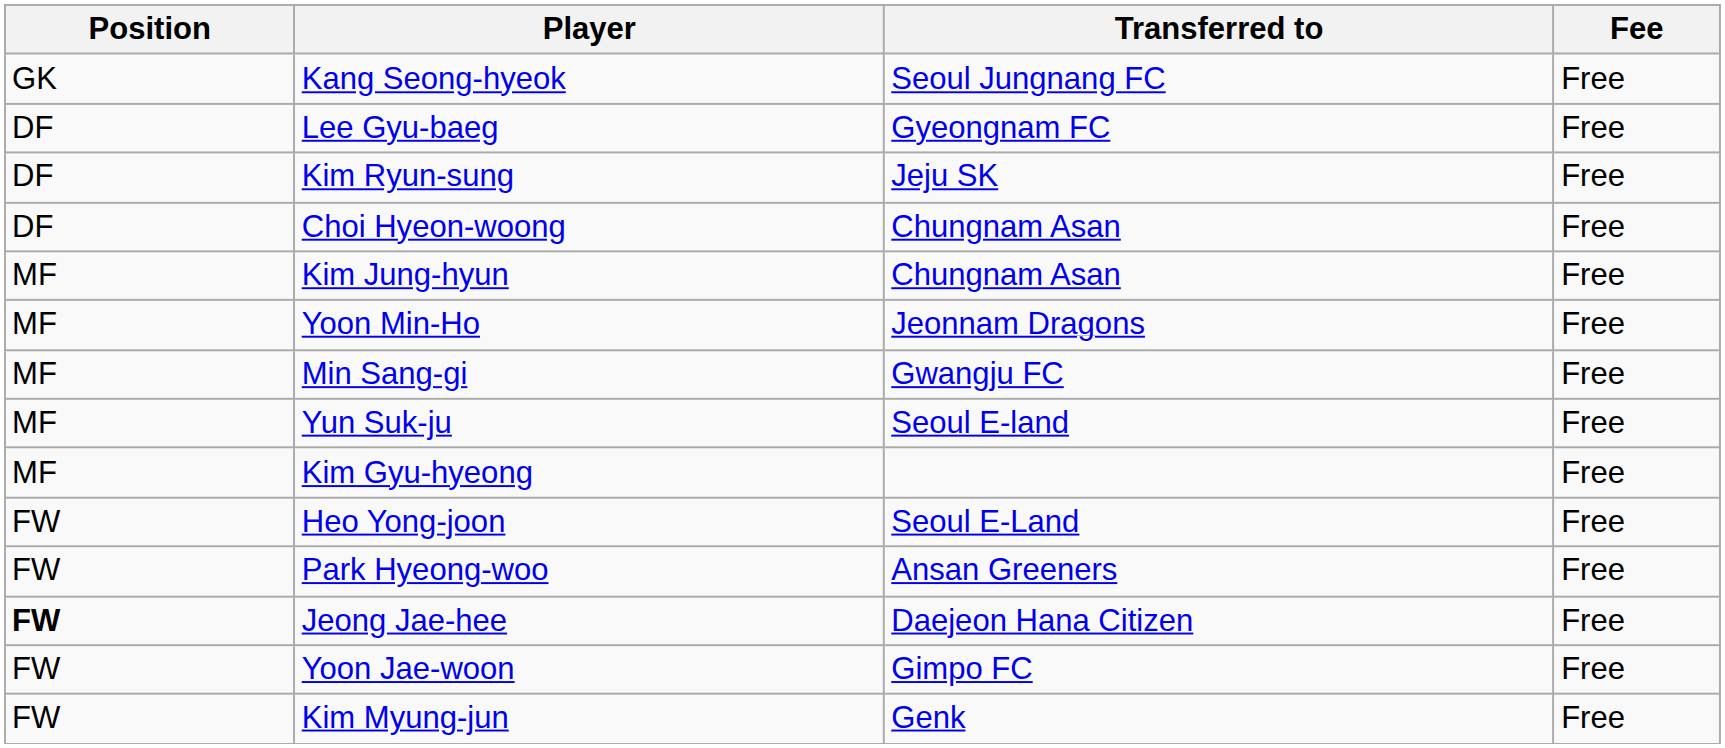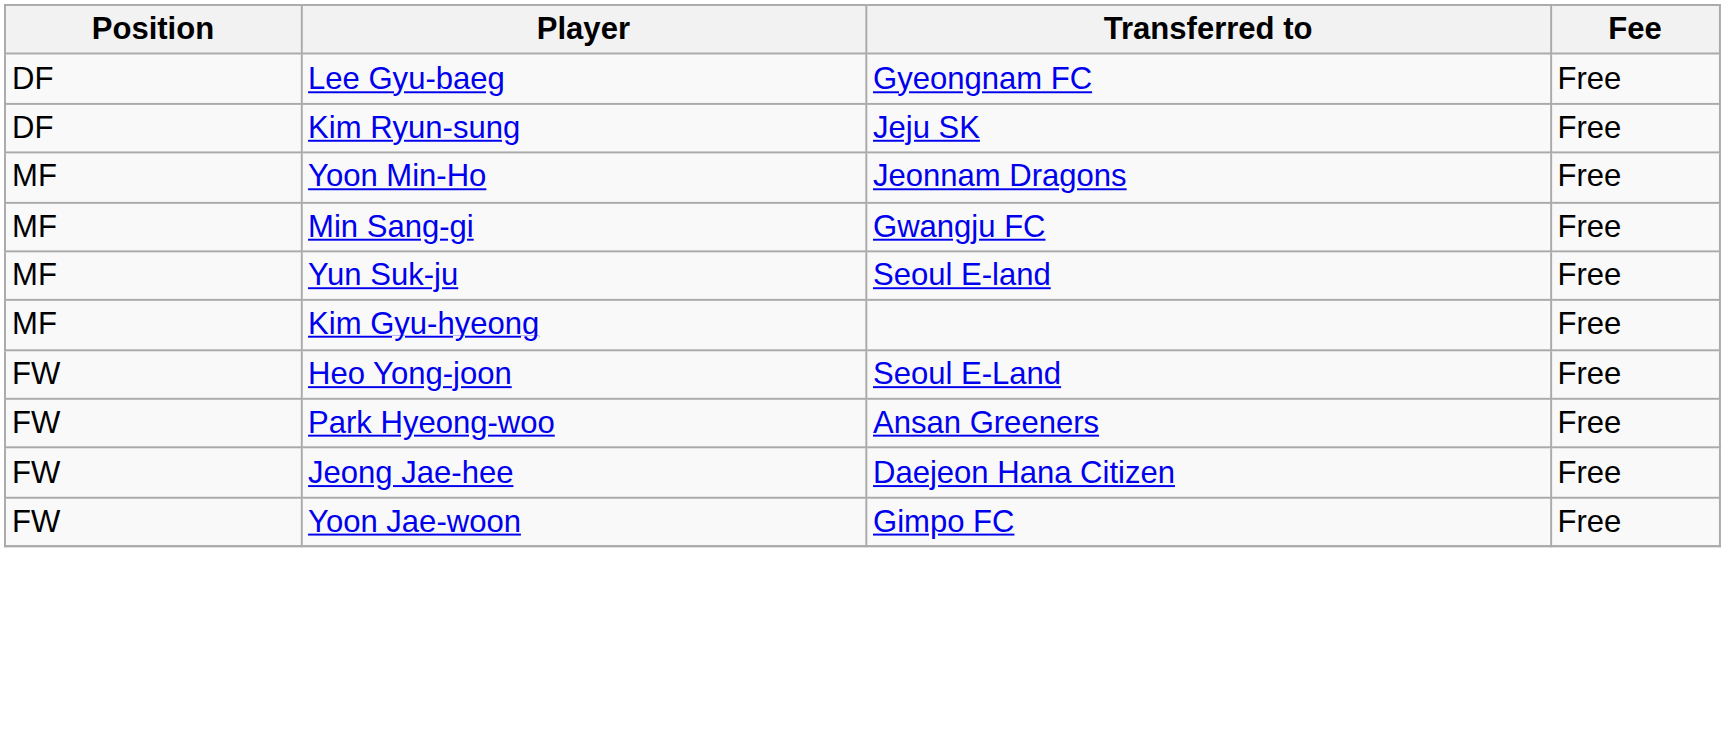- row: (434, 78)
- row: (434, 226)
- row: (405, 275)
(36, 619) bold -> (36, 472) normal
- row: (405, 718)
